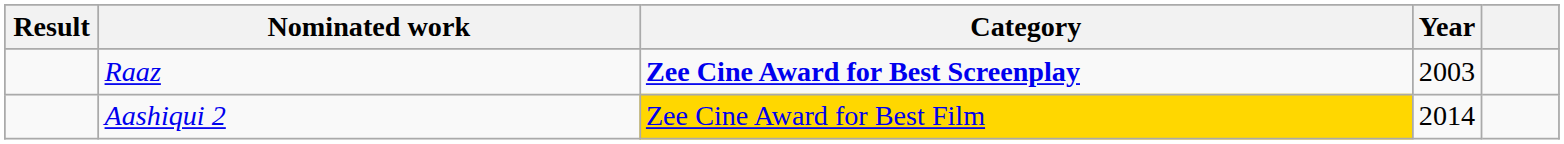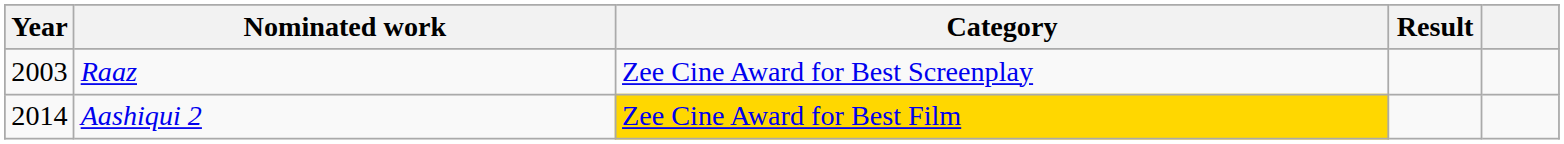columns swapped: (1447, 26) <-> (51, 26)
(863, 71) bold -> (828, 71) normal
